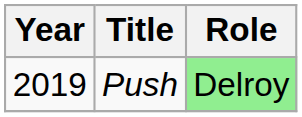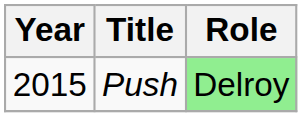(50, 83) 2019 -> (50, 83) 2015
